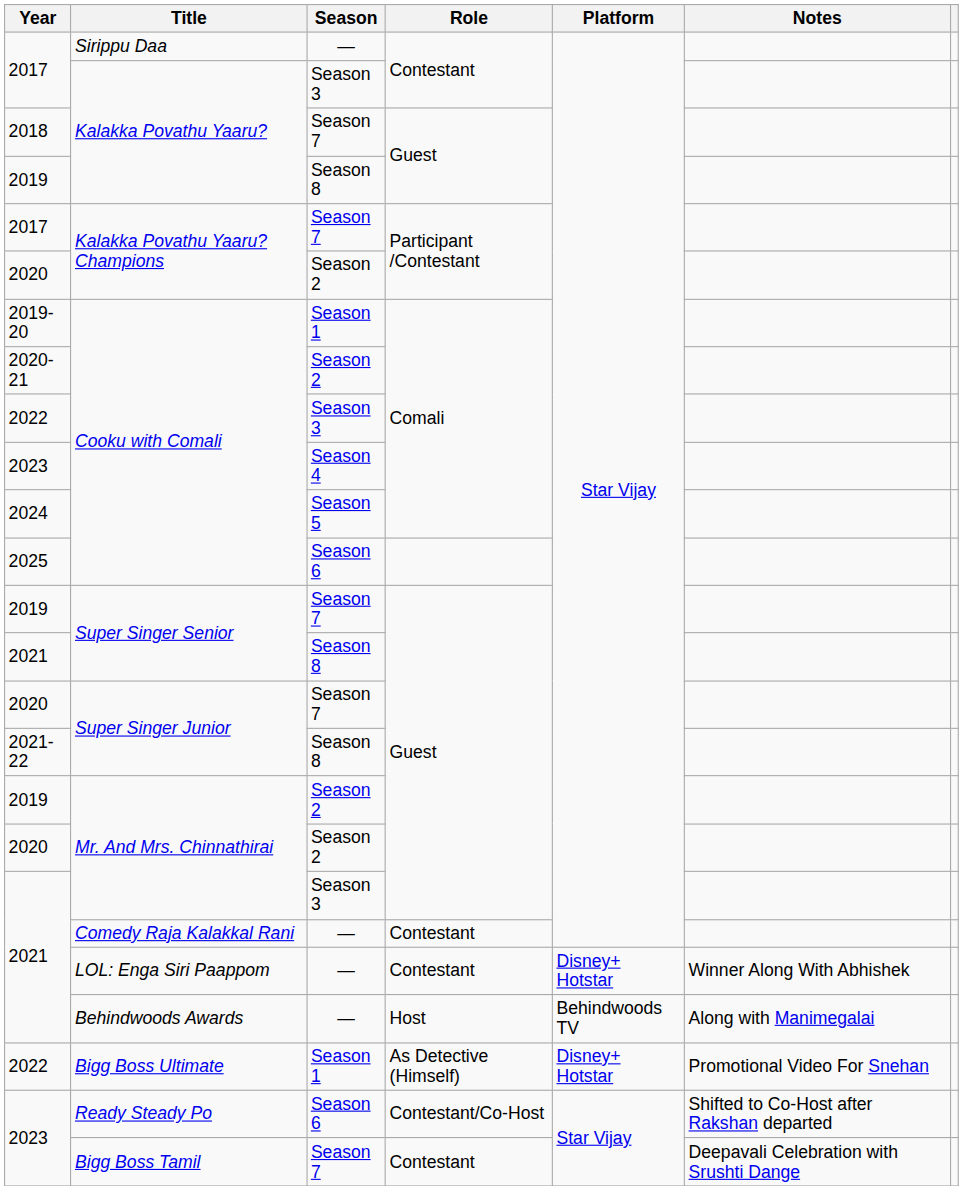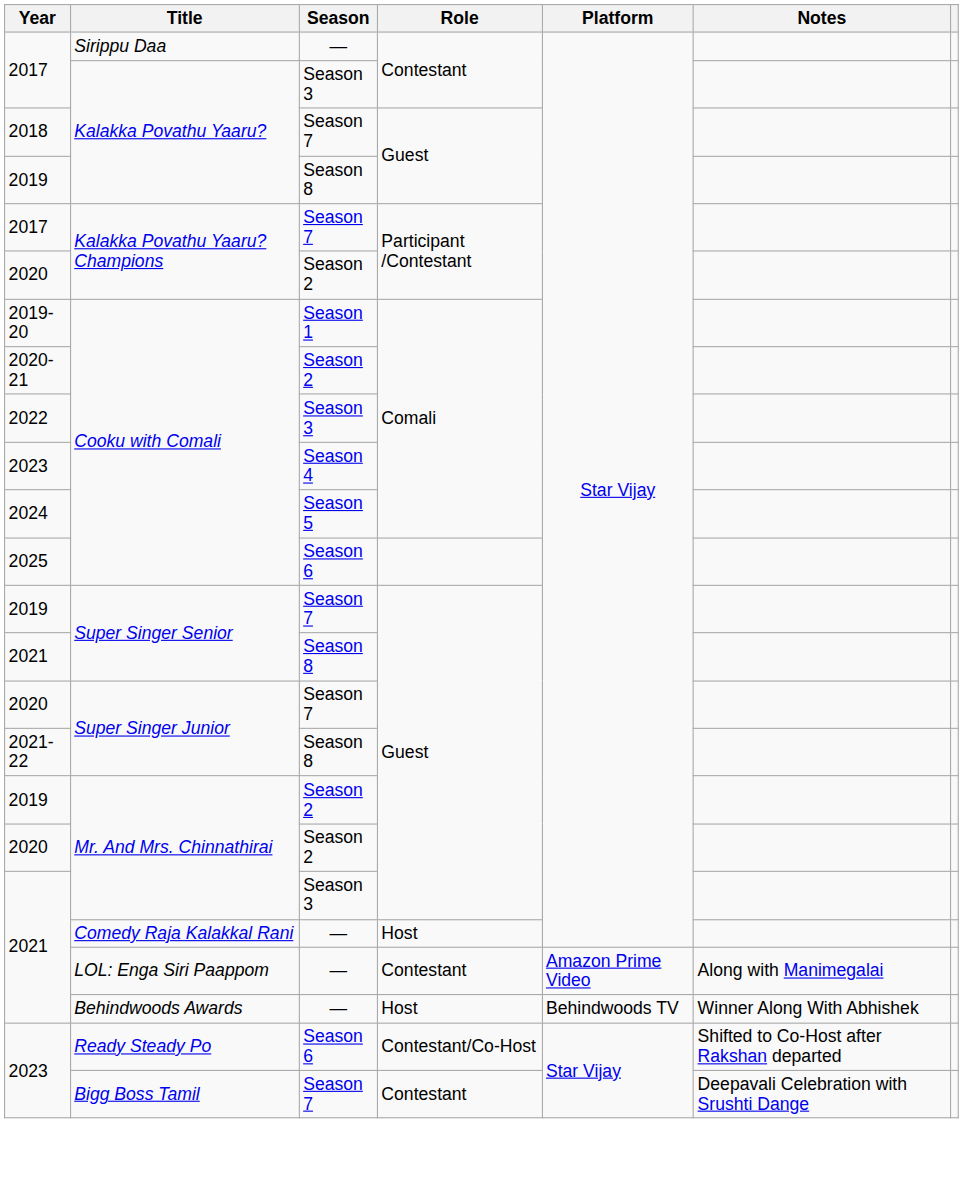(432, 933) Contestant -> (399, 933) Host
(588, 970) Disney+ Hotstar -> (604, 970) Amazon Prime Video
(799, 970) Winner Along With Abhishek -> (791, 970) Along with Manimegalai
(782, 1018) Along with Manimegalai -> (808, 1008) Winner Along With Abhishek
- row: (28, 1066)
